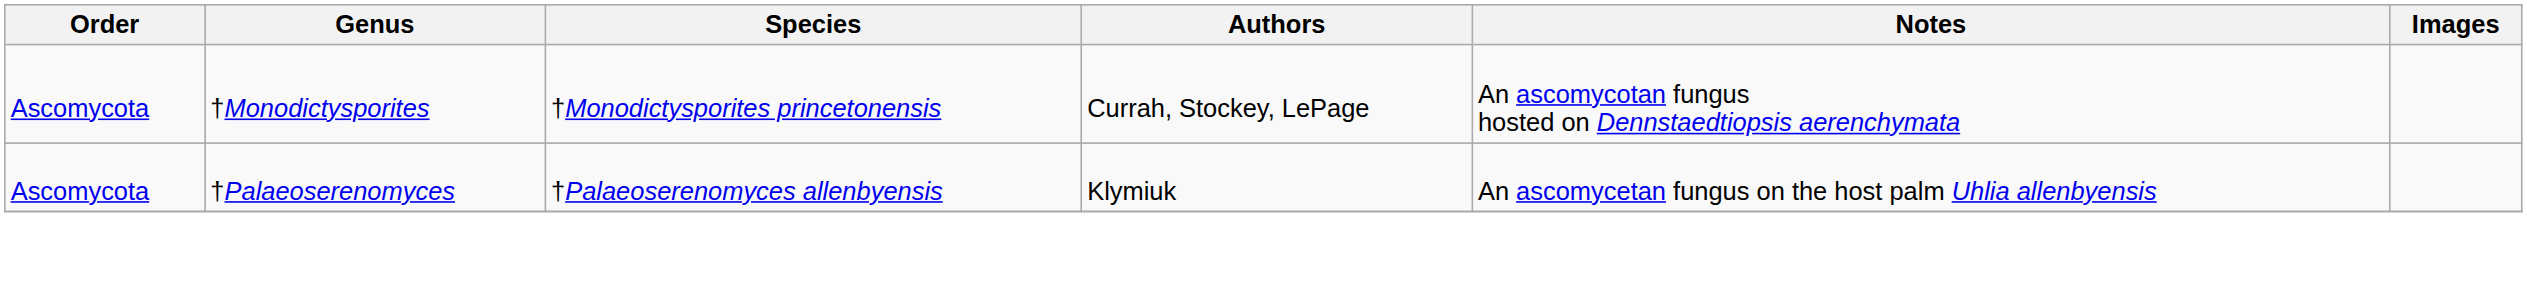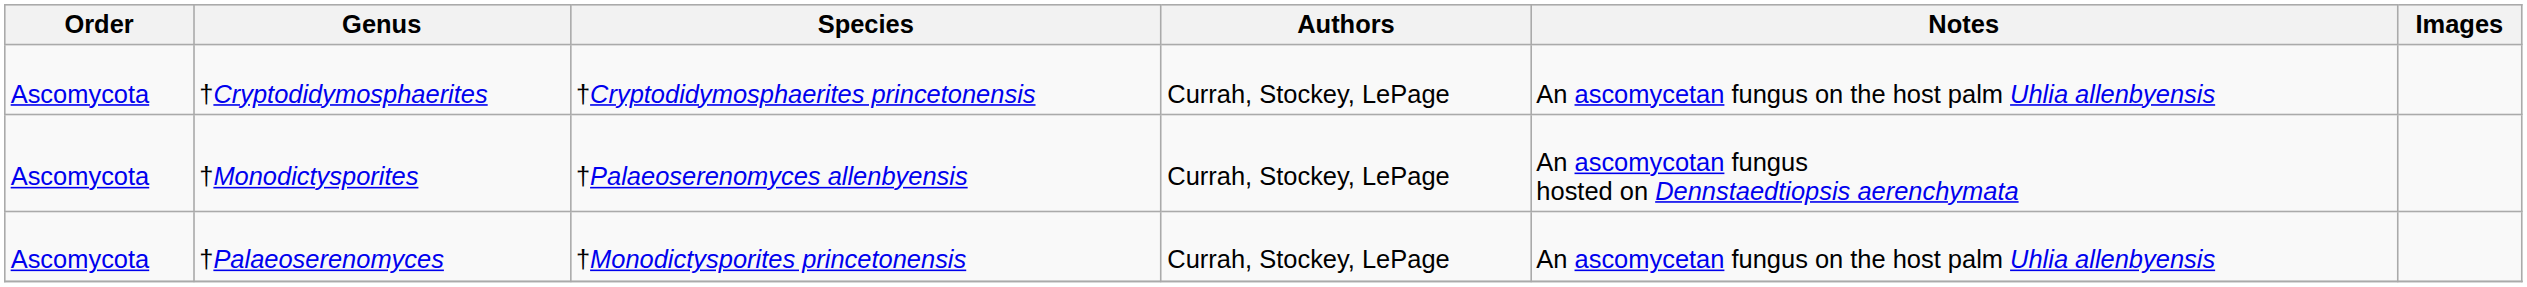+ row: (343, 93)
(746, 107) †Monodictysporites princetonensis -> (772, 176) †Palaeoserenomyces allenbyensis
(747, 191) †Palaeoserenomyces allenbyensis -> (771, 260) †Monodictysporites princetonensis
(1132, 191) Klymiuk -> (1309, 260) Currah, Stockey, LePage
